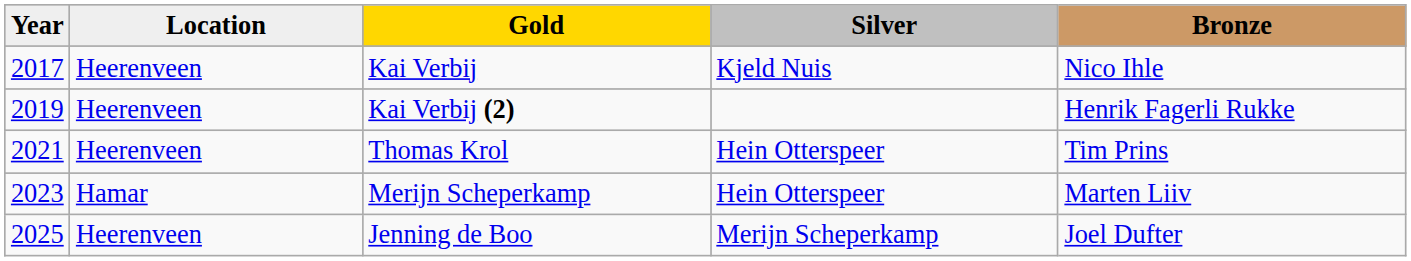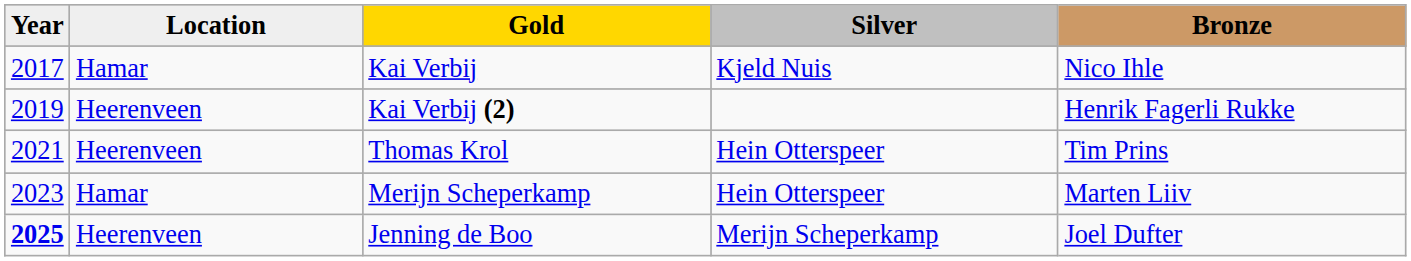(139, 67) Heerenveen -> (112, 67) Hamar
(37, 234) normal -> (37, 234) bold
